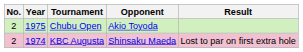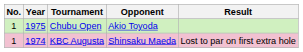(14, 26) 2 -> (14, 26) 1
(14, 41) 2 -> (14, 41) 1
